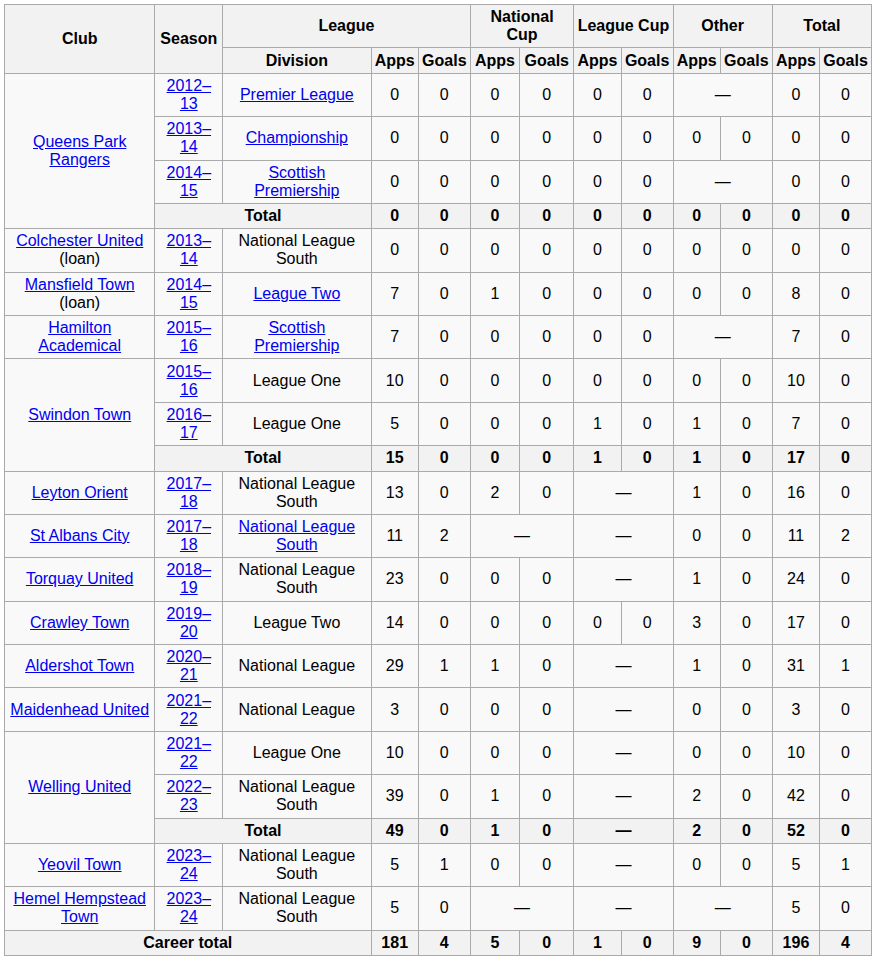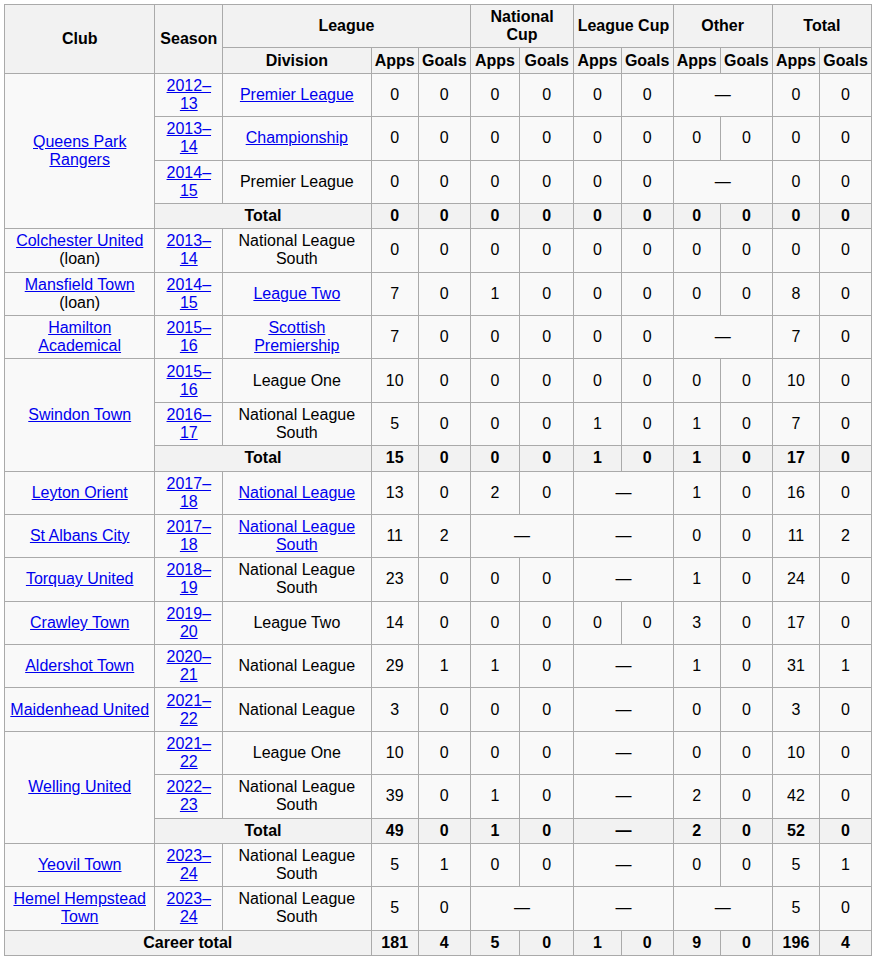(297, 181) Scottish Premiership -> (297, 181) Premier League
(297, 423) League One -> (297, 423) National League South
(297, 492) National League South -> (297, 492) National League
